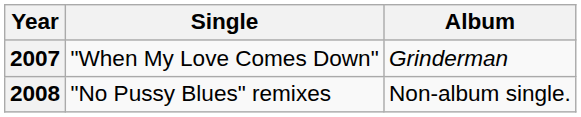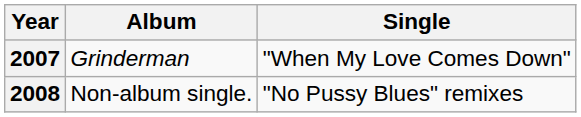columns swapped: (225, 22) <-> (480, 22)
